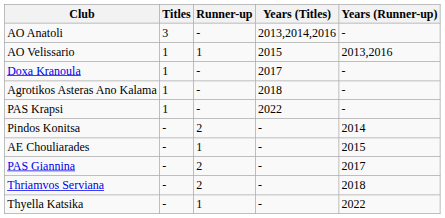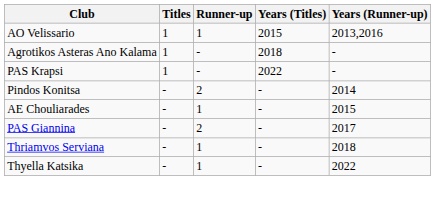- row: (35, 33)
- row: (44, 71)
(199, 185) 2 -> (199, 147) 1
